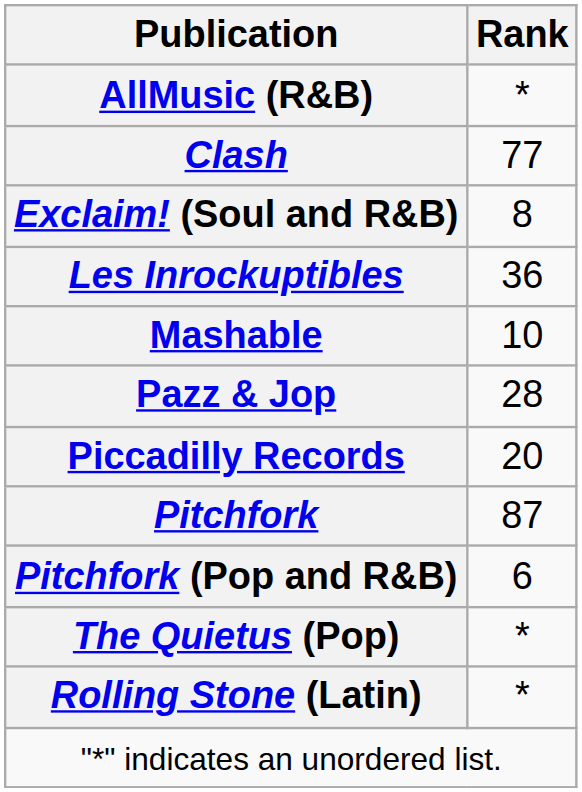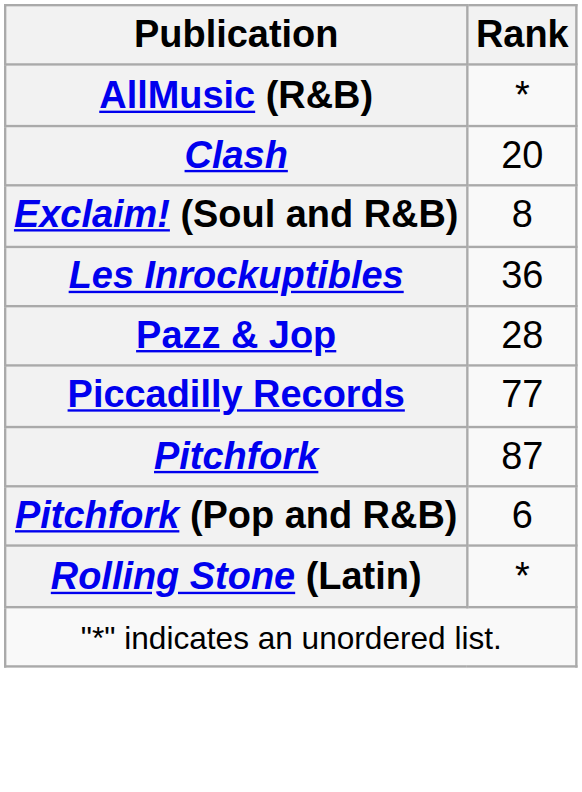(522, 154) 77 -> (522, 154) 20
- row: (236, 335)
(522, 455) 20 -> (522, 395) 77
- row: (236, 635)
